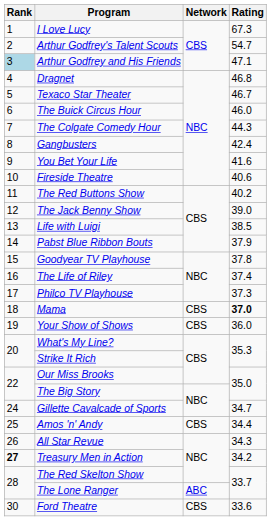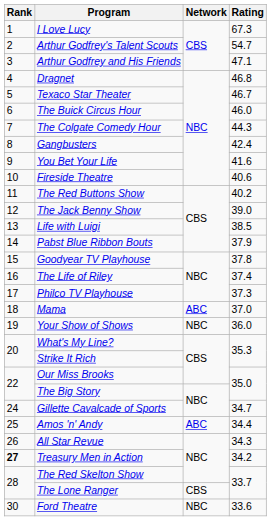(10, 62) lightblue background -> (10, 62) no background
(196, 309) CBS -> (196, 309) ABC
(242, 309) bold -> (242, 309) normal
(196, 326) CBS -> (197, 326) NBC
(196, 425) CBS -> (196, 425) ABC
(196, 491) ABC -> (196, 491) CBS
(196, 507) CBS -> (197, 507) NBC
